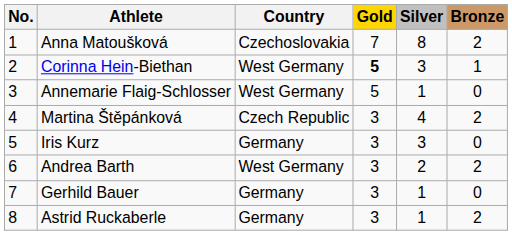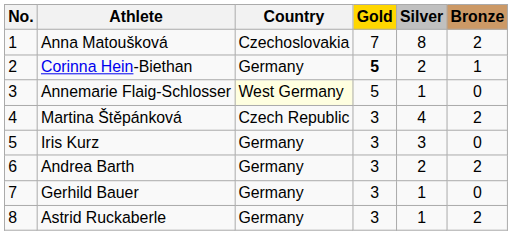(291, 67) West Germany -> (271, 67) Germany
(422, 67) 3 -> (422, 67) 2
(291, 92) no background -> (291, 92) lightyellow background
(291, 167) West Germany -> (271, 167) Germany
